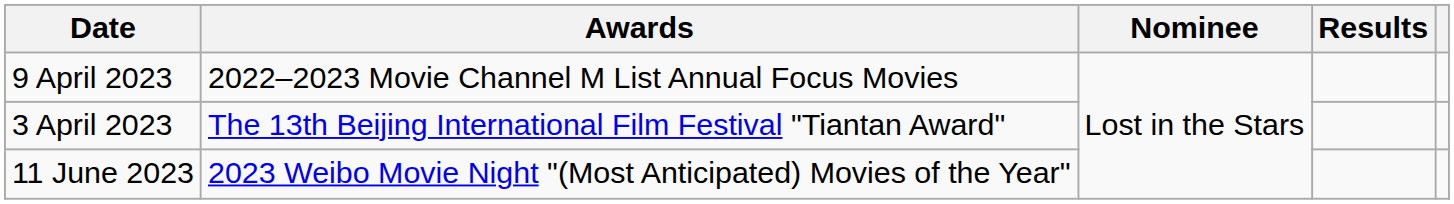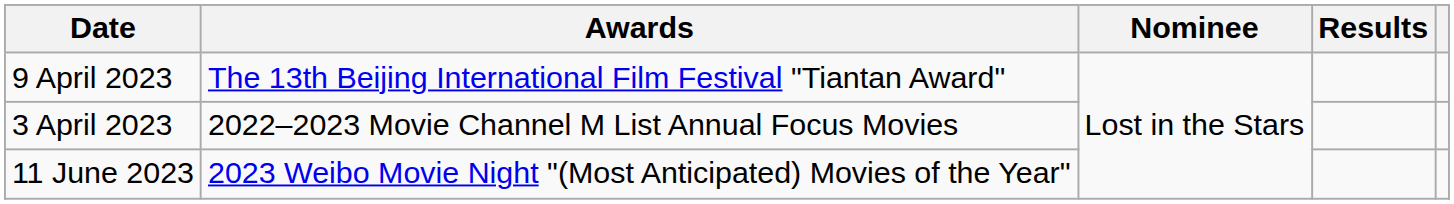(583, 76) 2022–2023 Movie Channel M List Annual Focus Movies -> (607, 76) The 13th Beijing International Film Festival "Tiantan Award"
(607, 125) The 13th Beijing International Film Festival "Tiantan Award" -> (583, 125) 2022–2023 Movie Channel M List Annual Focus Movies
